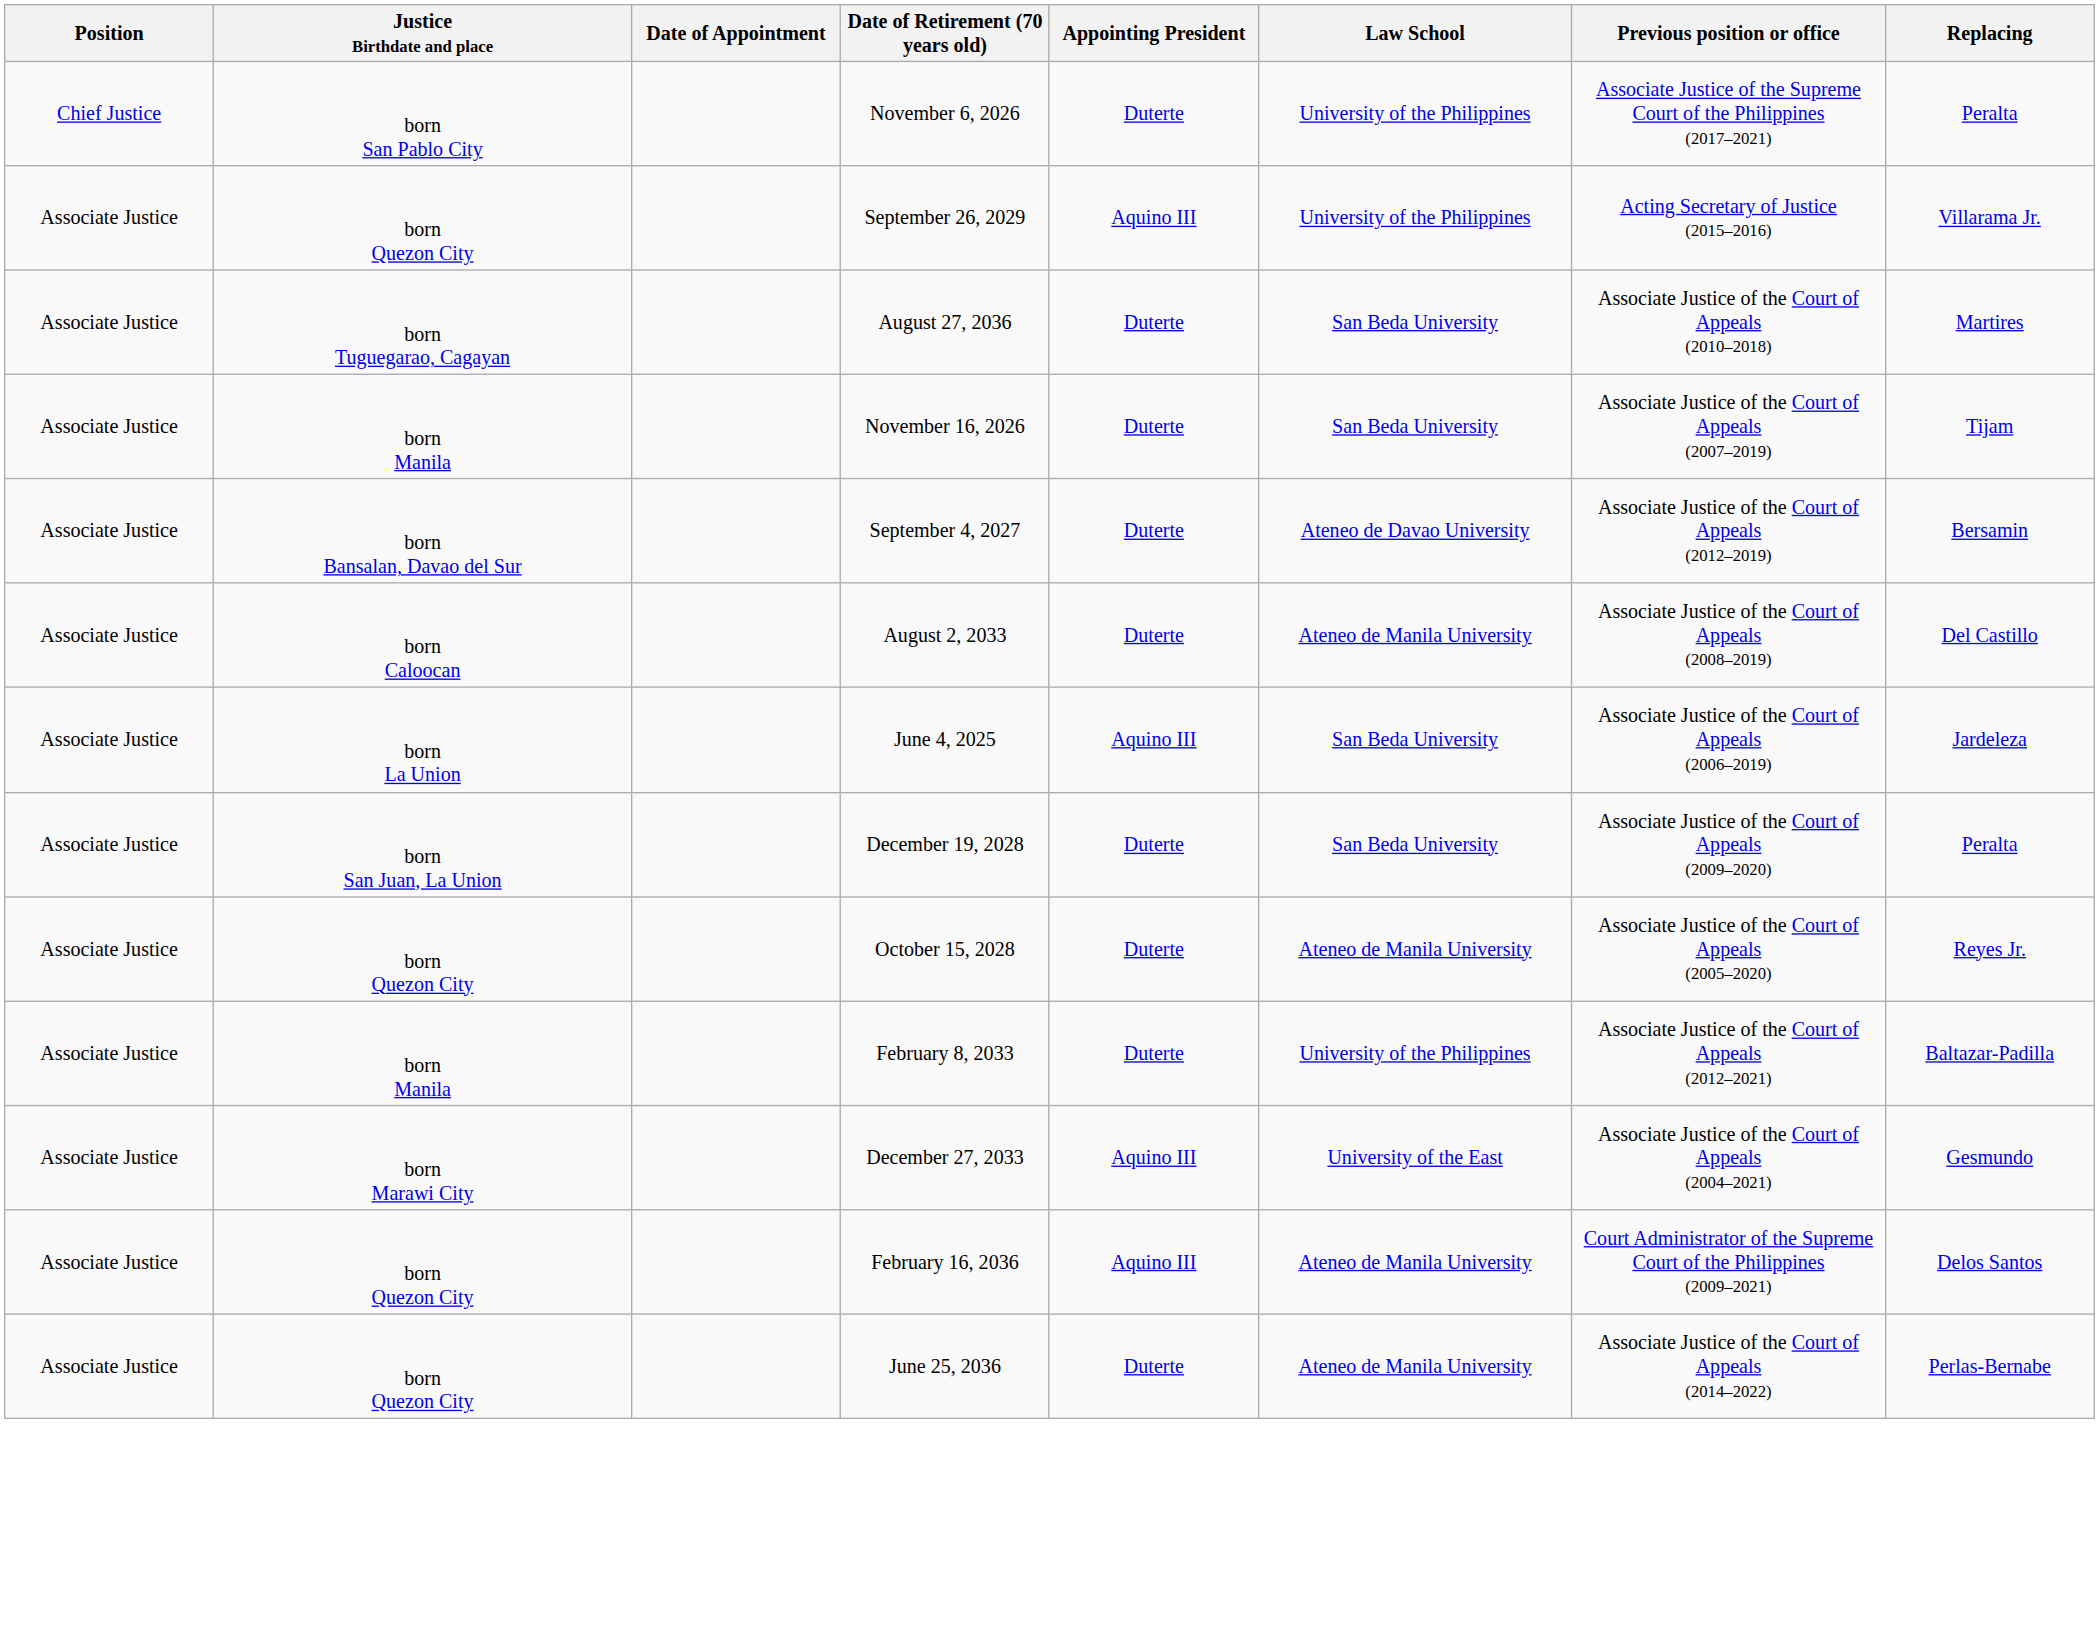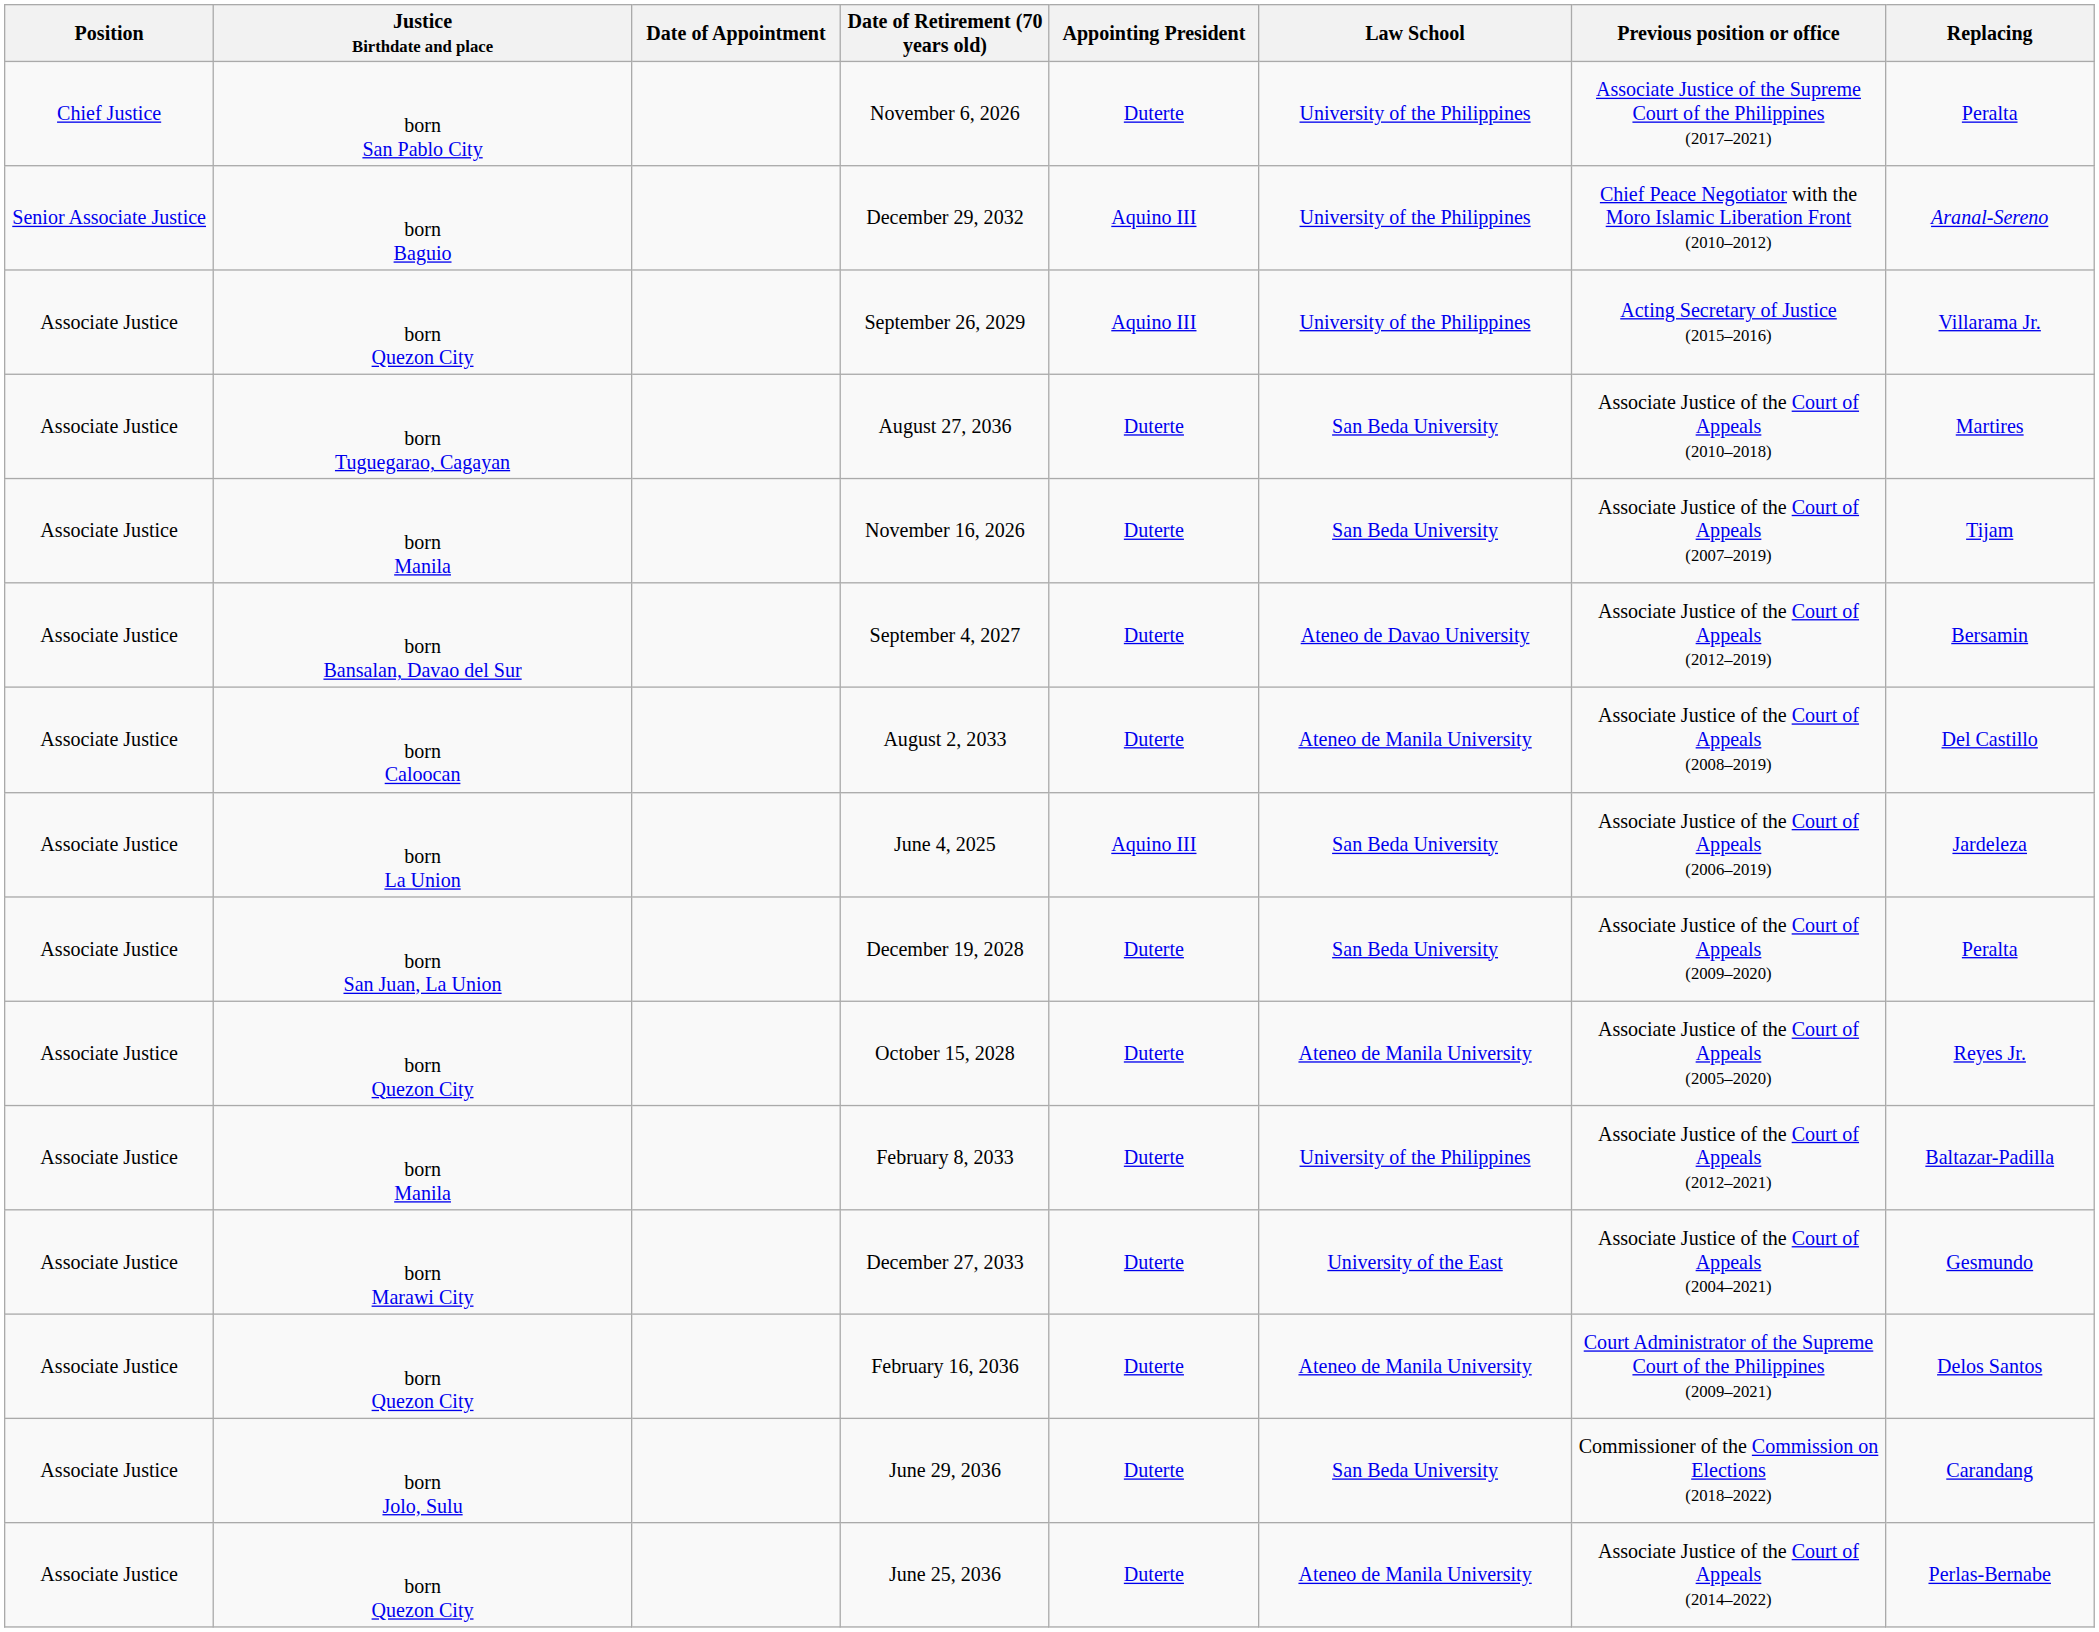+ row: (945, 217)
(1154, 1157) Aquino III -> (1154, 1261) Duterte
(1154, 1261) Aquino III -> (1154, 1365) Duterte
+ row: (945, 1470)
